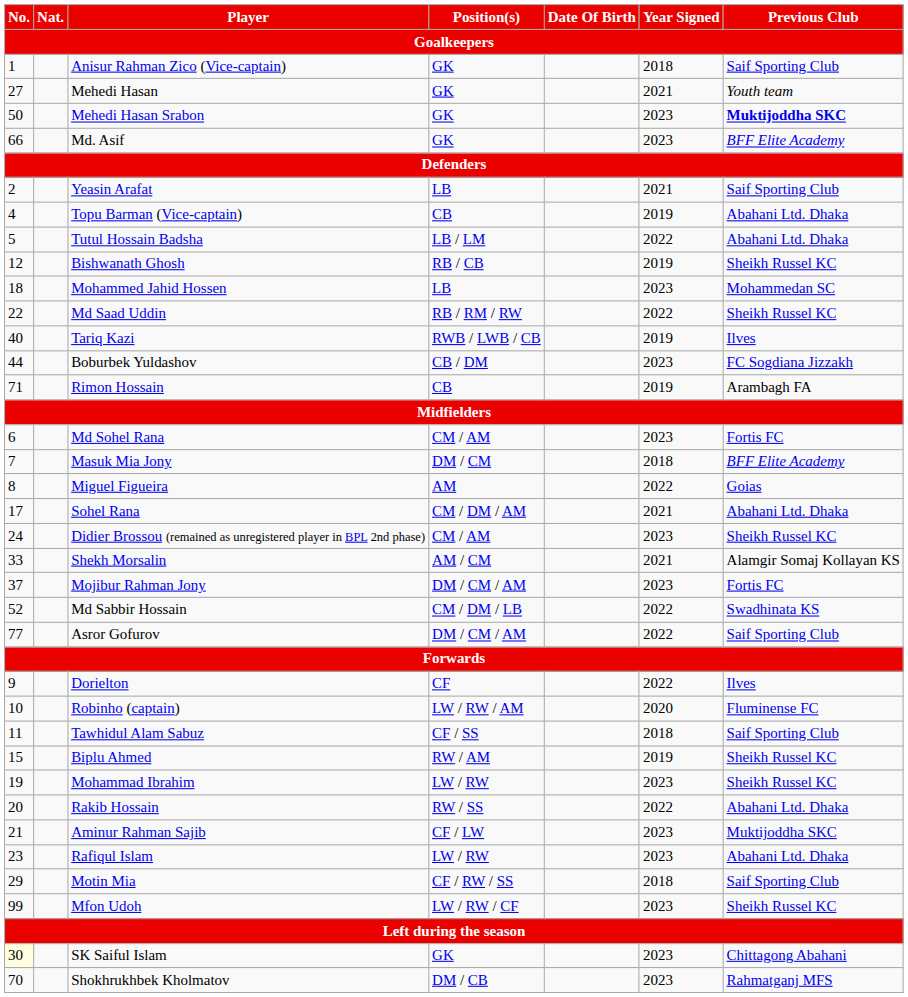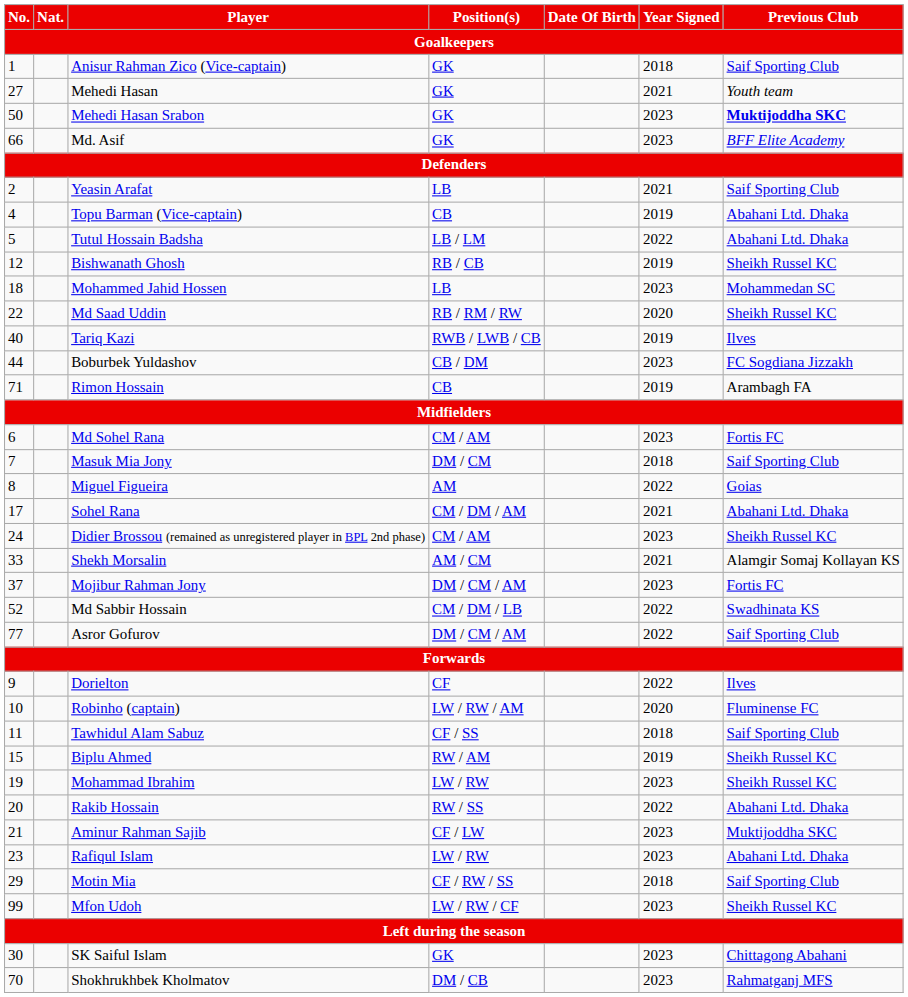(658, 313) 2022 -> (658, 313) 2020
(785, 461) BFF Elite Academy -> (783, 461) Saif Sporting Club
(16, 955) lightyellow background -> (16, 955) no background
